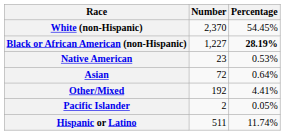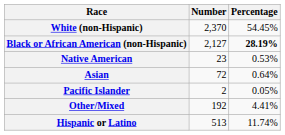(215, 43) 1,227 -> (215, 43) 2,127
rows swapped: (97, 106) <-> (97, 91)
(219, 122) 511 -> (219, 122) 513
